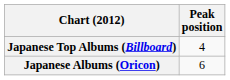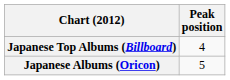(202, 65) 6 -> (202, 65) 5
